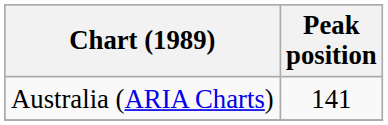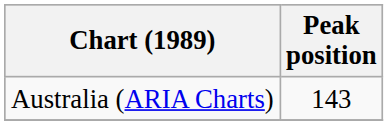(331, 98) 141 -> (331, 98) 143
